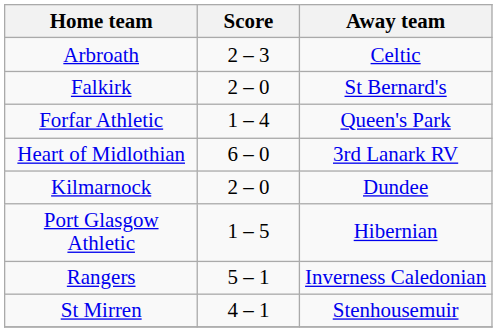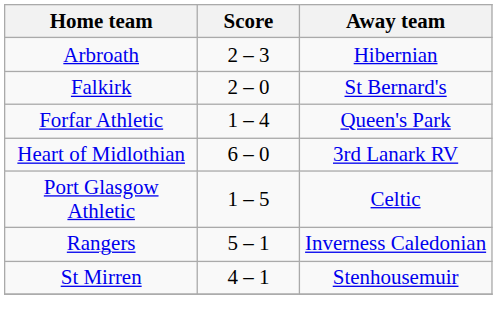(396, 54) Celtic -> (396, 54) Hibernian
- row: (101, 187)
(396, 232) Hibernian -> (396, 199) Celtic
